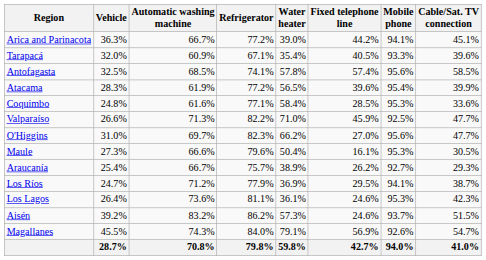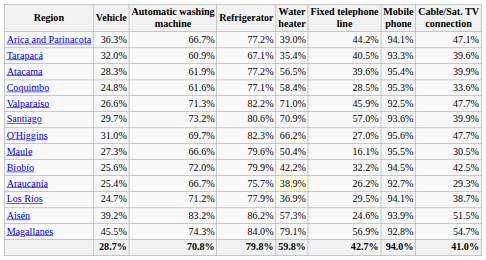(466, 39) 45.1% -> (466, 39) 47.1%
- row: (31, 71)
+ row: (24, 119)
(400, 151) 95.3% -> (400, 151) 95.5%
+ row: (20, 167)
(293, 167) no background -> (293, 183) lightyellow background
- row: (28, 199)
(400, 215) 93.7% -> (400, 215) 93.9%
(400, 231) 92.6% -> (400, 231) 92.8%
